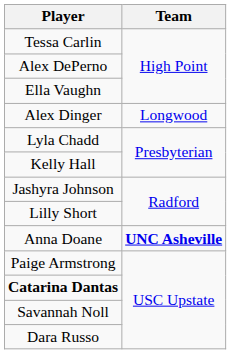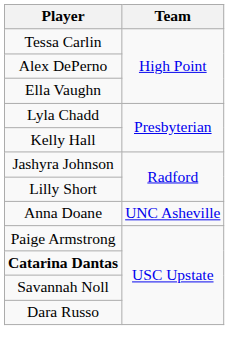- row: (63, 115)
(174, 238) bold -> (173, 213) normal
